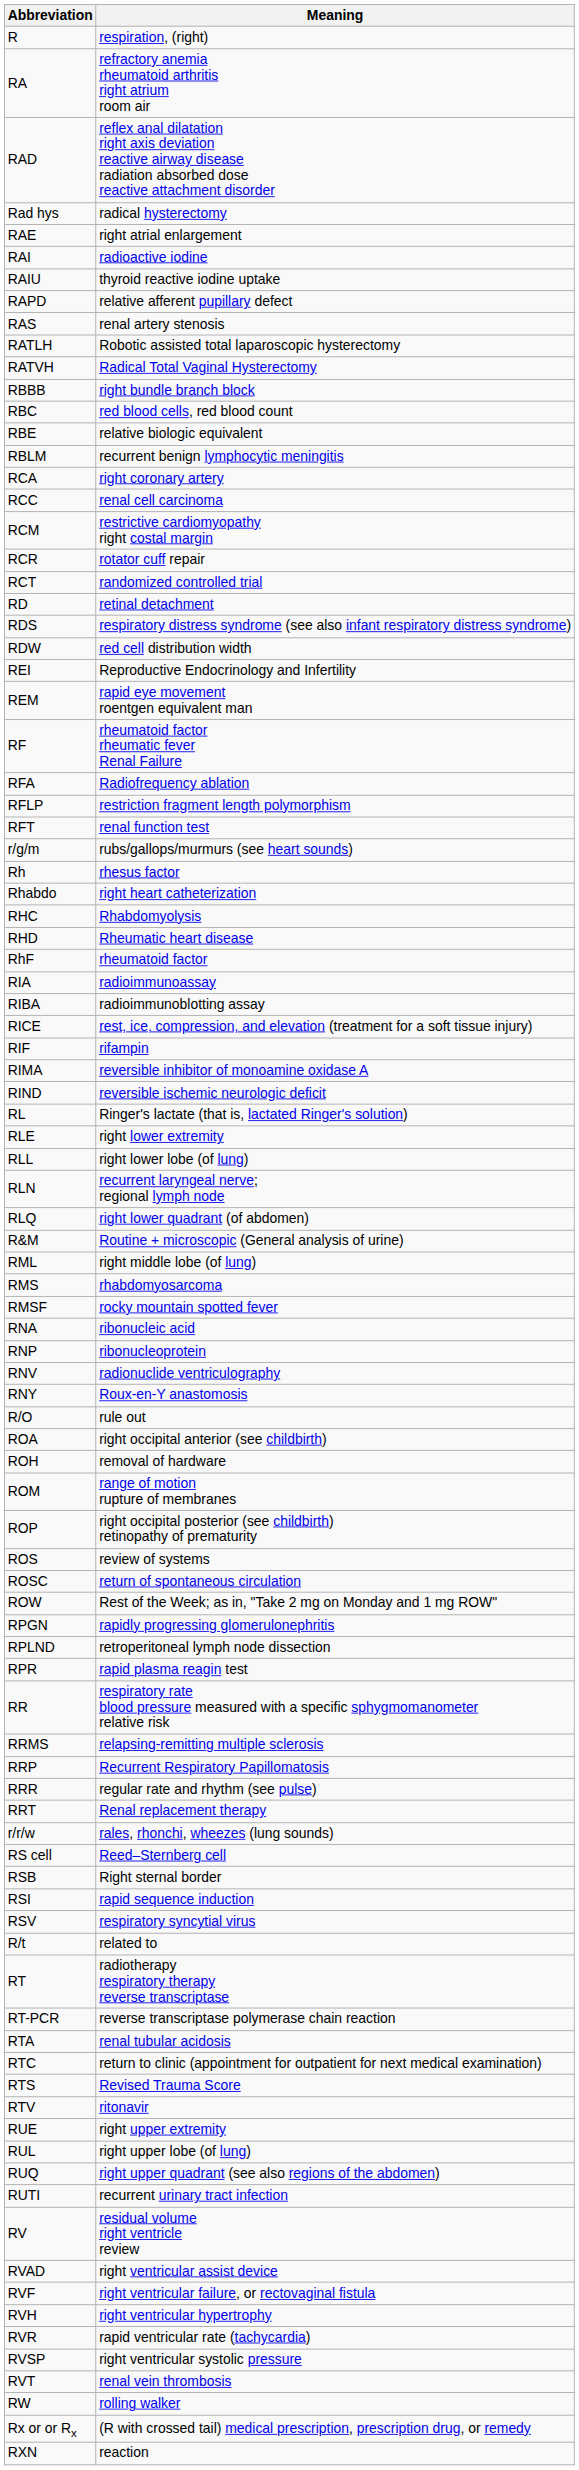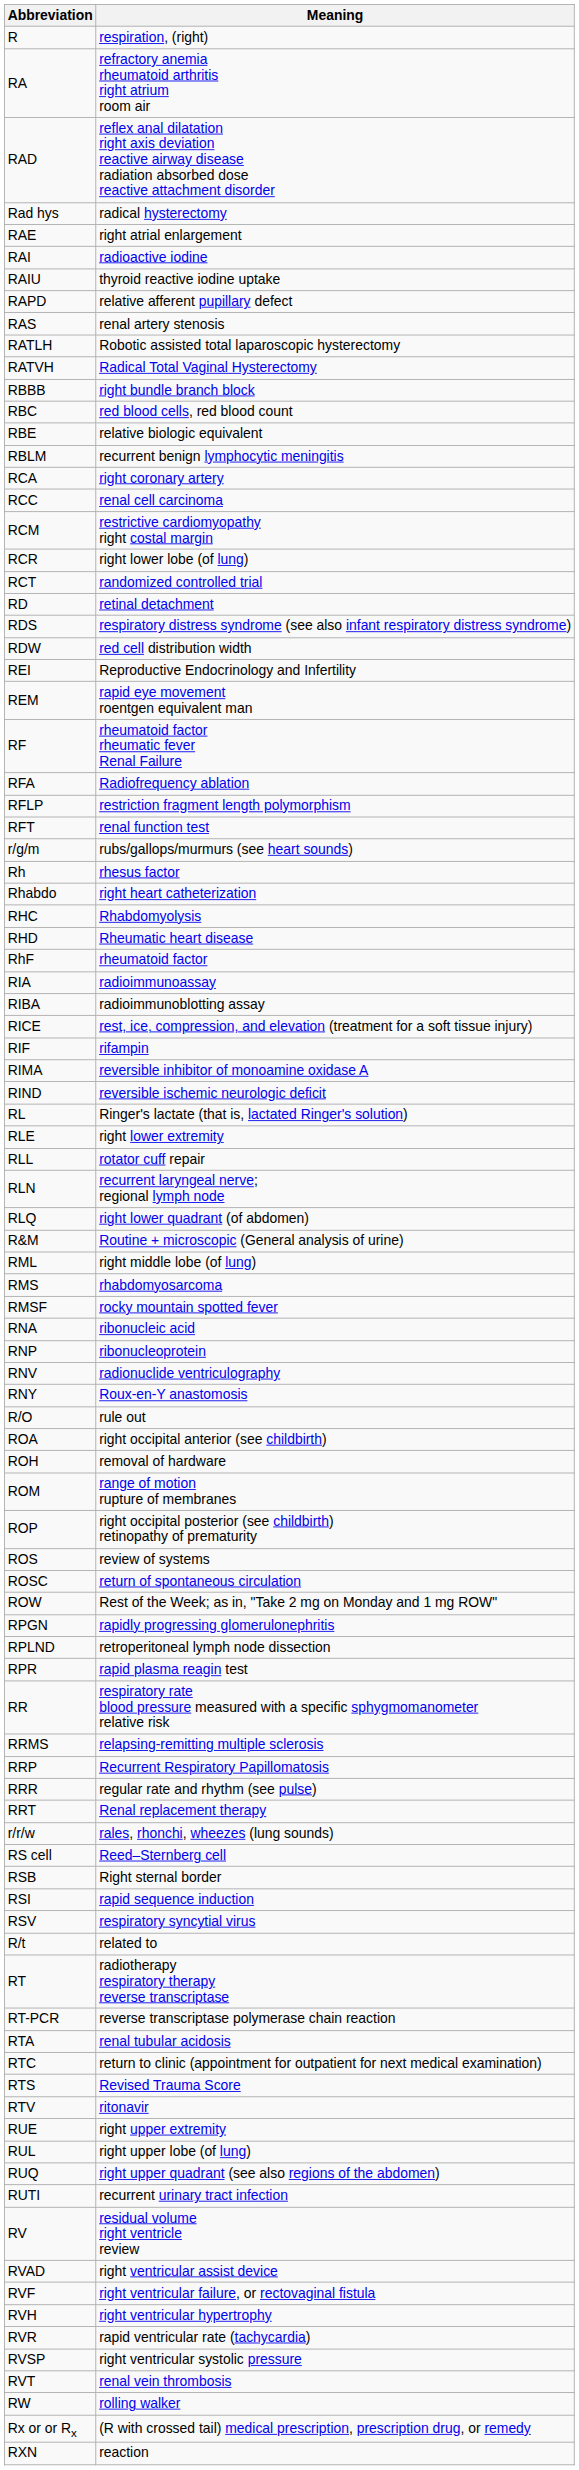(152, 560) rotator cuff repair -> (174, 560) right lower lobe (of lung)
(174, 1159) right lower lobe (of lung) -> (152, 1159) rotator cuff repair
